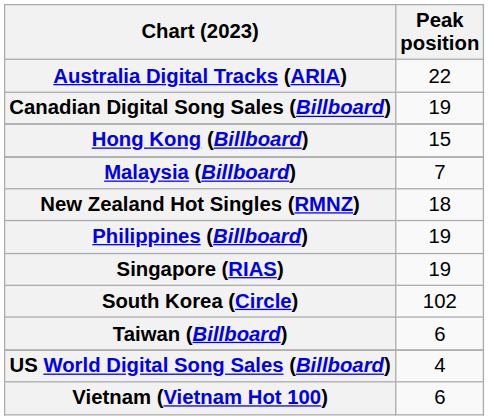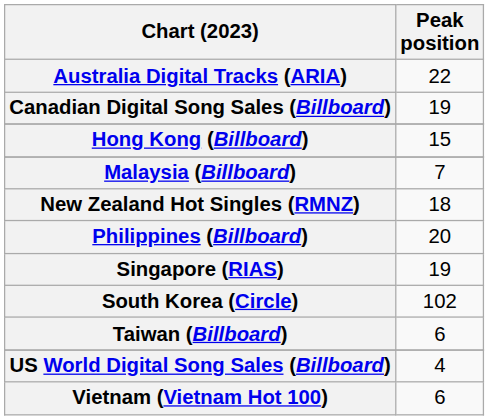(440, 236) 19 -> (440, 236) 20
